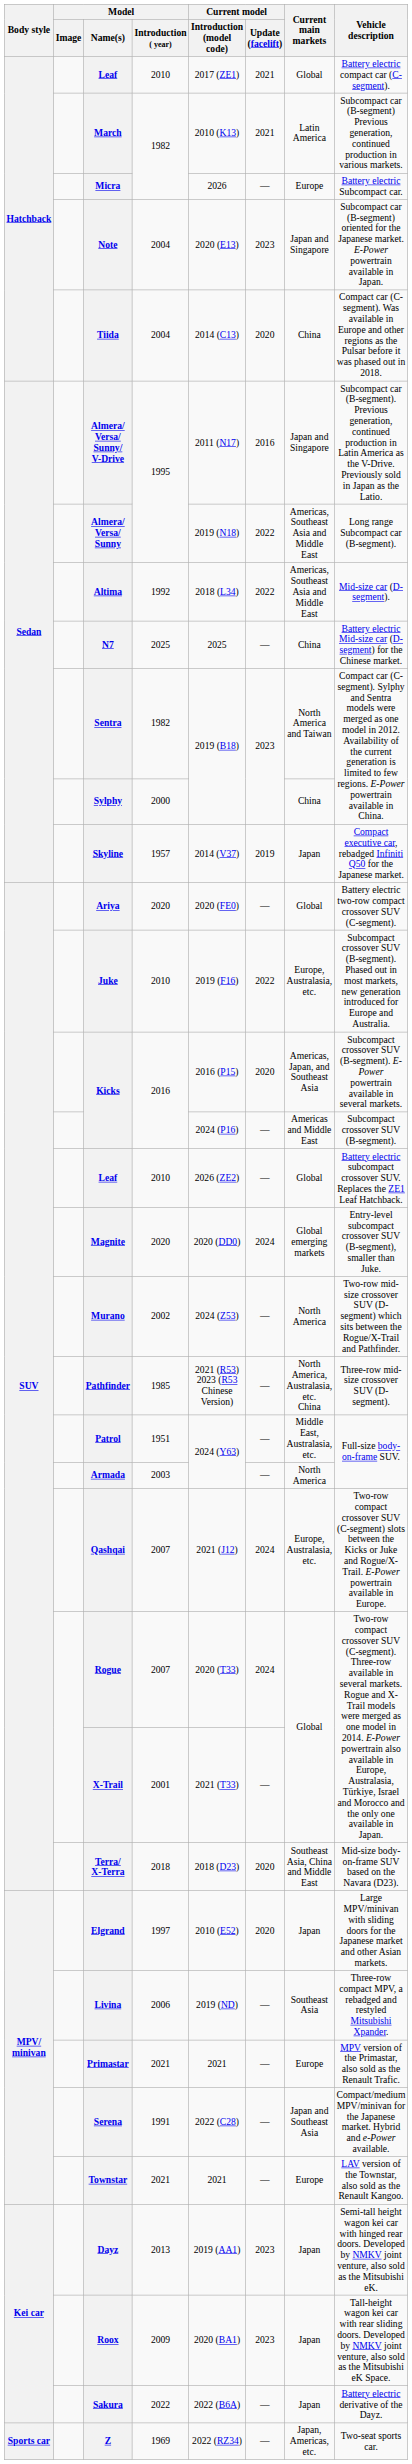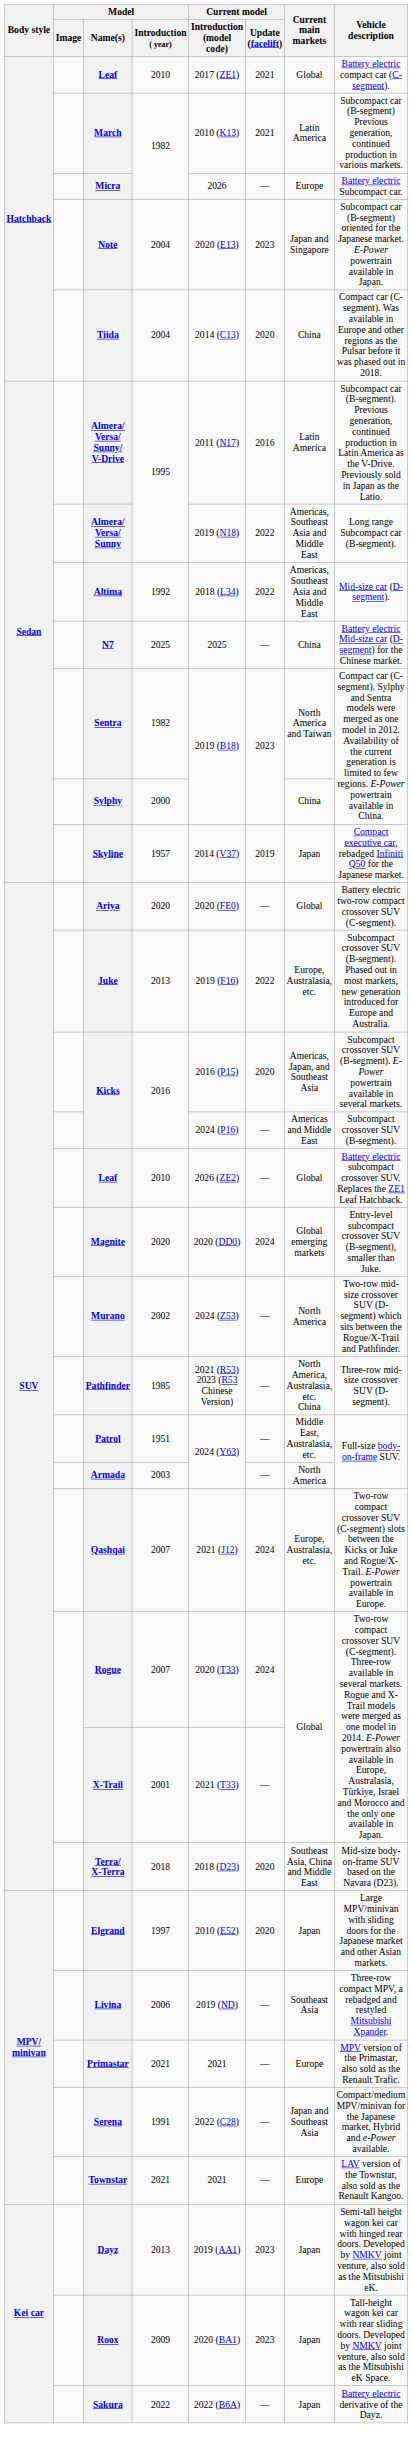(309, 442) Japan and Singapore -> (309, 442) Latin America
(161, 981) 2010 -> (161, 981) 2013
- row: (29, 2441)
